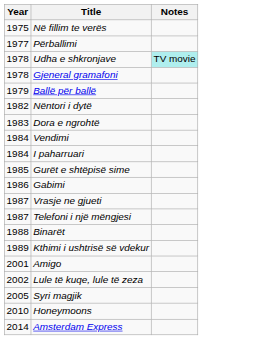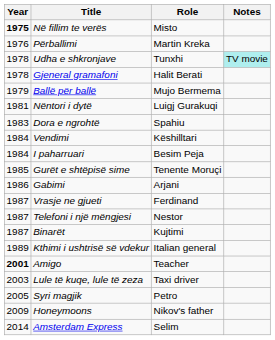+ column: (187, 12)
(18, 28) normal -> (18, 28) bold
(18, 43) 1977 -> (18, 43) 1976
(18, 106) 1982 -> (18, 106) 1981
(18, 232) 1988 -> (18, 232) 1987
(18, 264) normal -> (18, 264) bold
(18, 279) 2002 -> (18, 279) 2003
(18, 311) 2010 -> (18, 311) 2009
